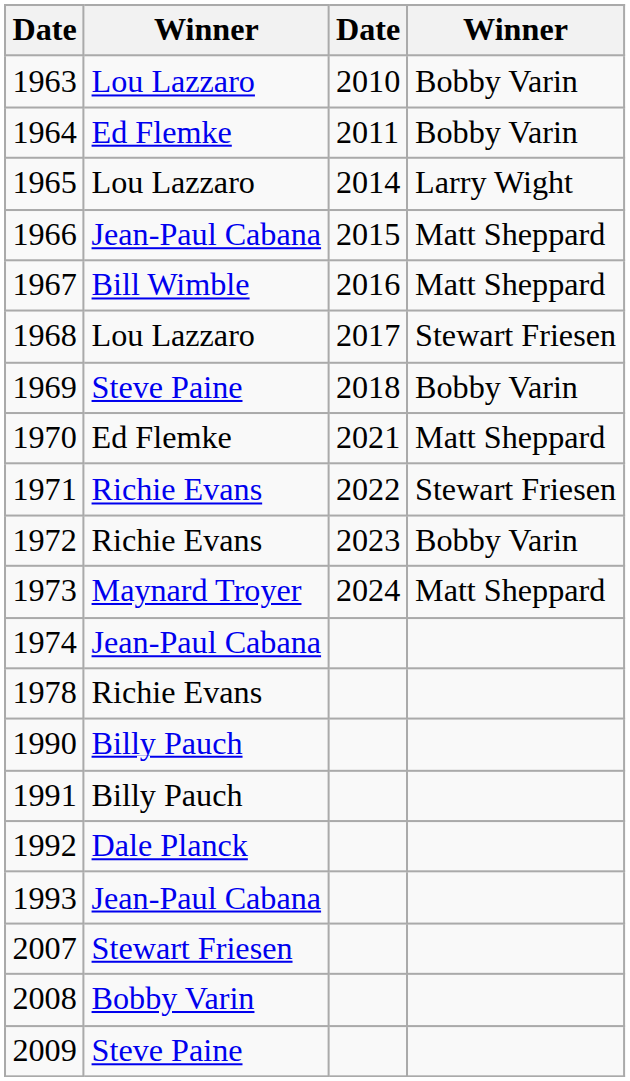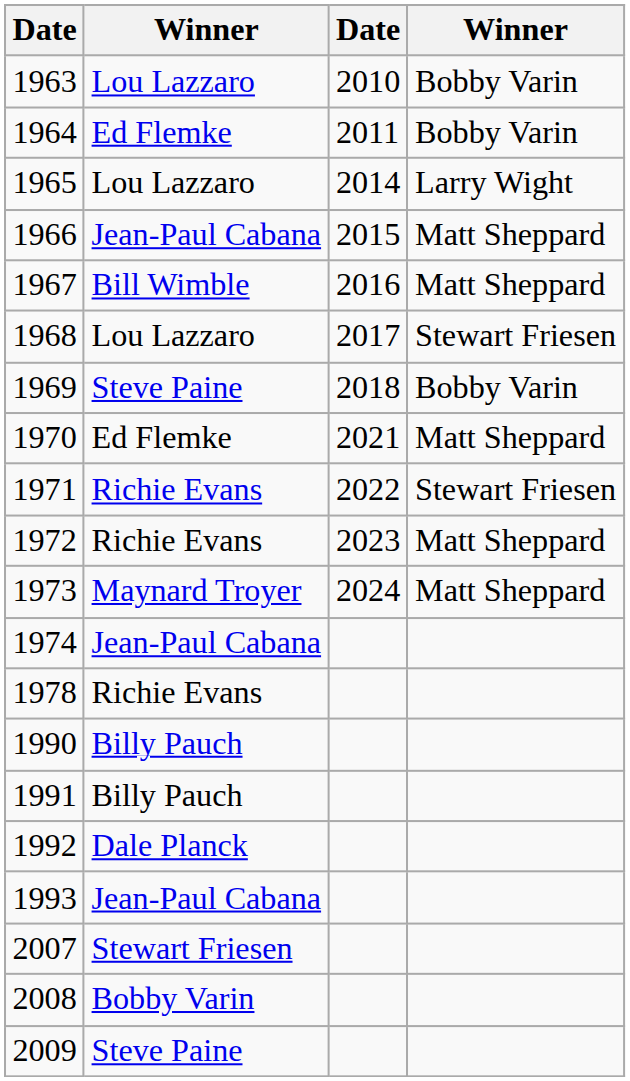(496, 540) Bobby Varin -> (510, 540) Matt Sheppard
